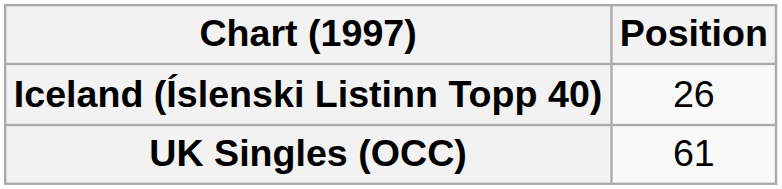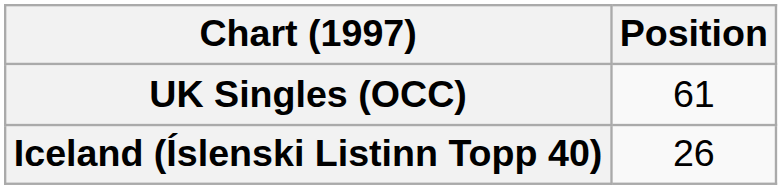rows swapped: (308, 93) <-> (308, 153)
